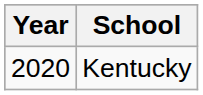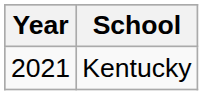(40, 67) 2020 -> (40, 67) 2021
